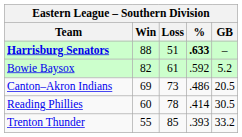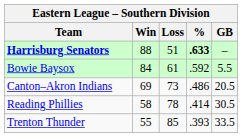(146, 68) 82 -> (146, 68) 84
(225, 68) 5.2 -> (225, 68) 5.5
(146, 104) 60 -> (146, 104) 58
(225, 123) 33.2 -> (225, 123) 33.5
